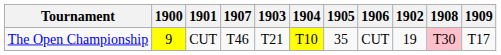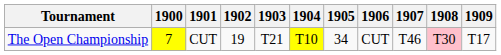columns swapped: (410, 16) <-> (238, 16)
(169, 39) 9 -> (169, 39) 7
(341, 39) 35 -> (341, 39) 34
